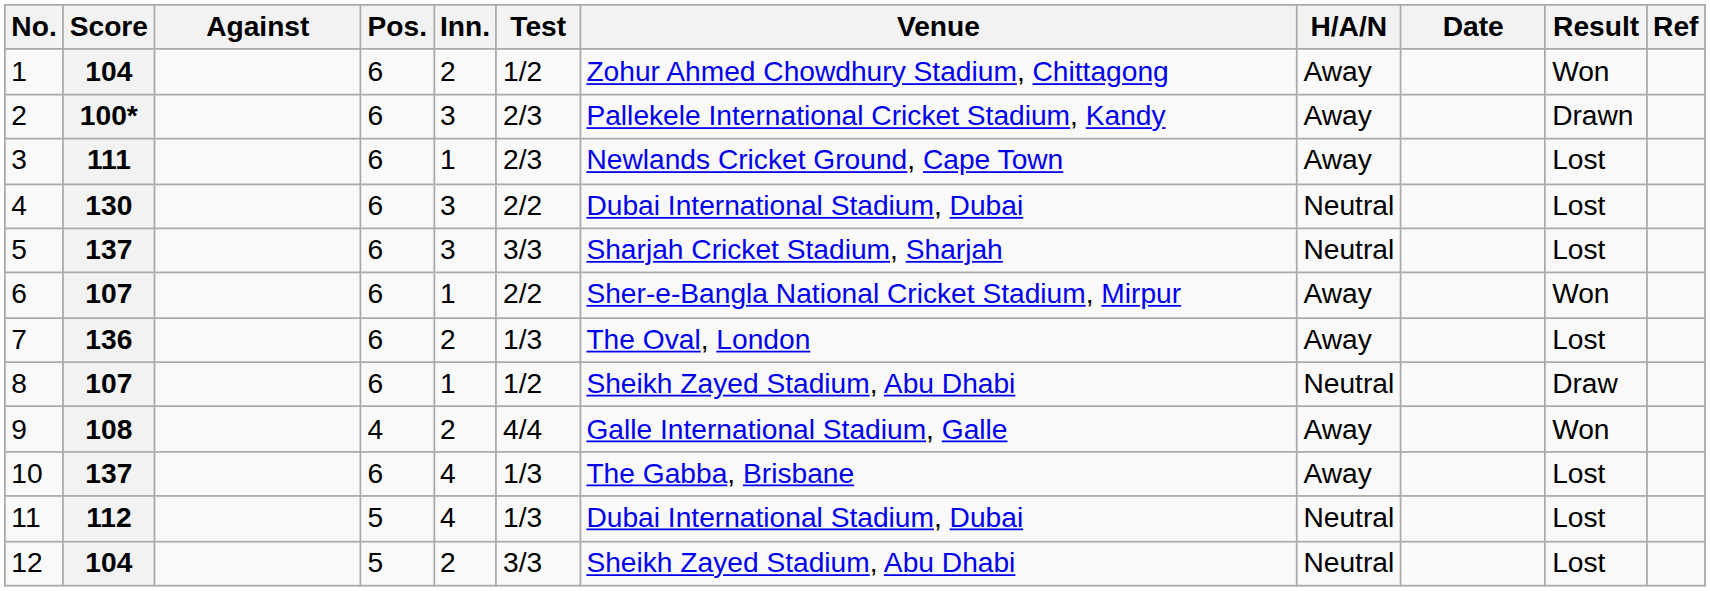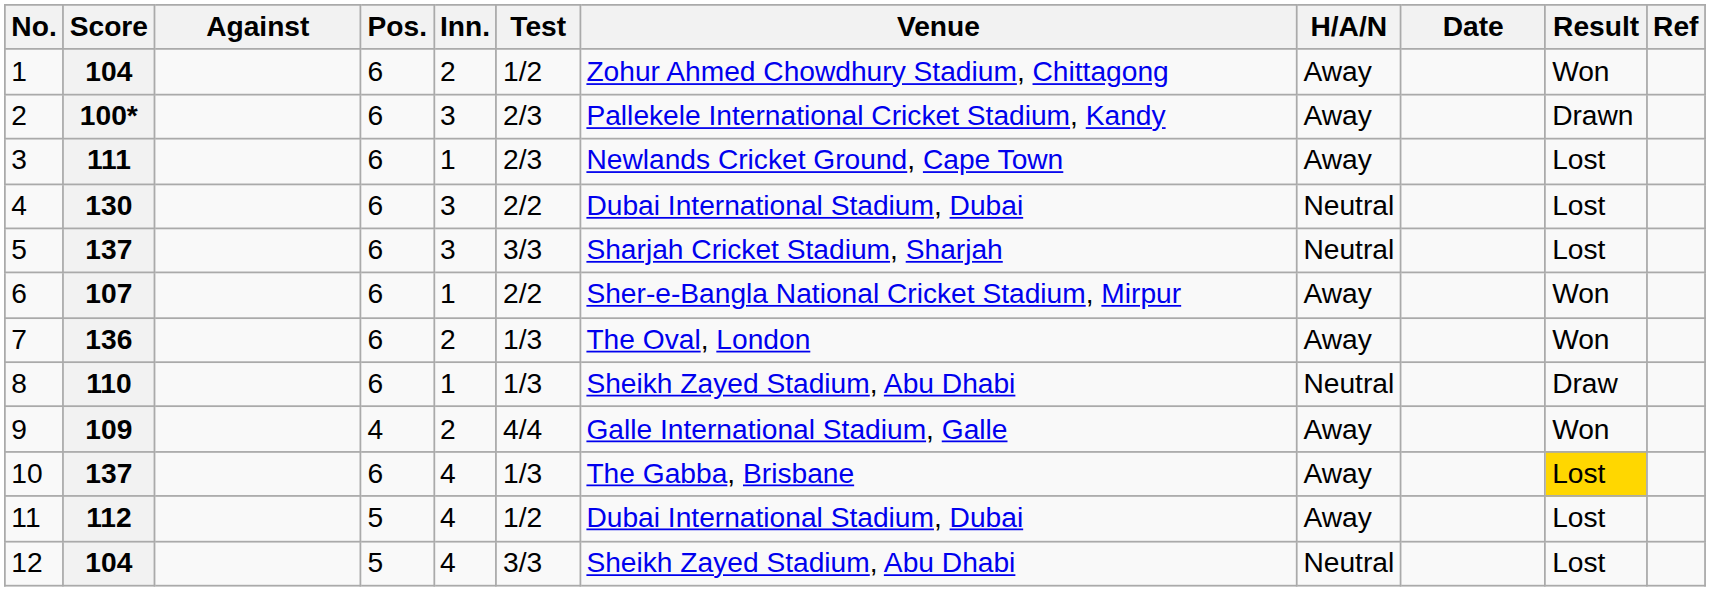(1579, 339) Lost -> (1581, 339) Won
(109, 384) 107 -> (109, 384) 110
(523, 384) 1/2 -> (523, 384) 1/3
(109, 428) 108 -> (109, 428) 109
(1579, 473) no background -> (1579, 473) gold background
(523, 518) 1/3 -> (523, 518) 1/2
(1349, 518) Neutral -> (1338, 518) Away
(448, 562) 2 -> (448, 562) 4
